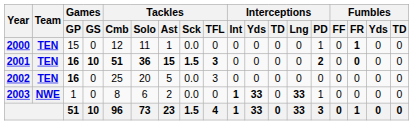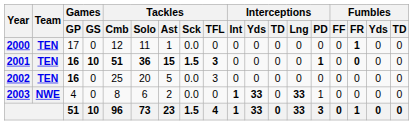(73, 45) 15 -> (73, 45) 17
(321, 45) 1 -> (321, 45) 0
(321, 62) 2 -> (321, 62) 1
(73, 95) 1 -> (73, 95) 4
